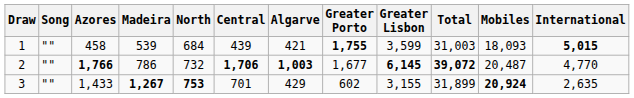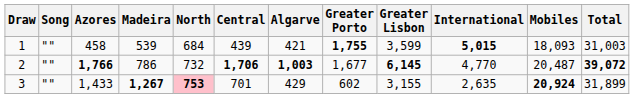columns swapped: (581, 21) <-> (455, 21)
(194, 84) no background -> (194, 84) pink background
